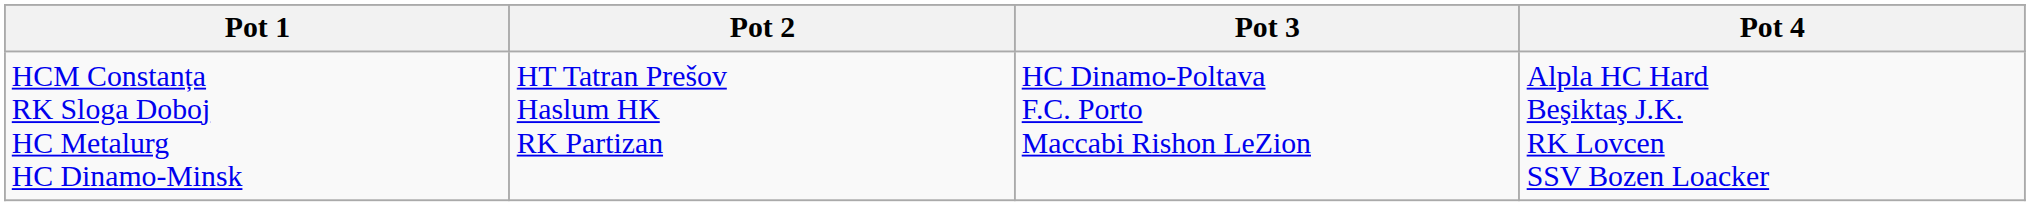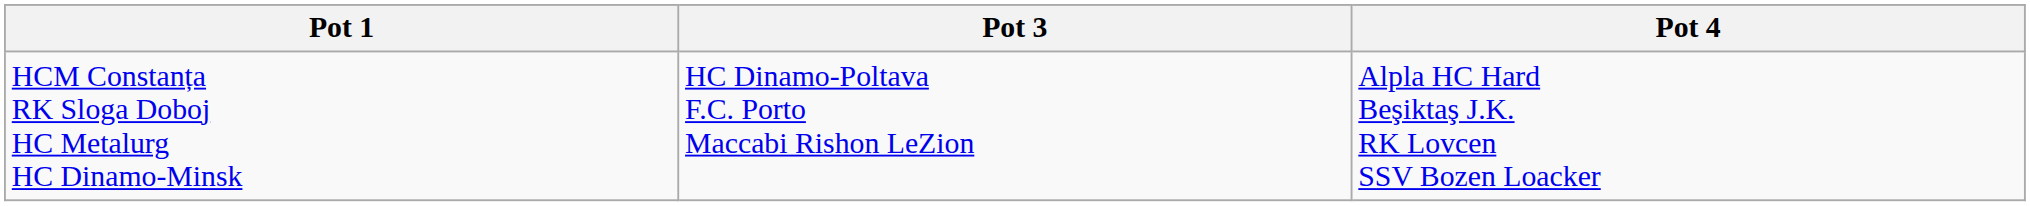- column: (762, 28)
